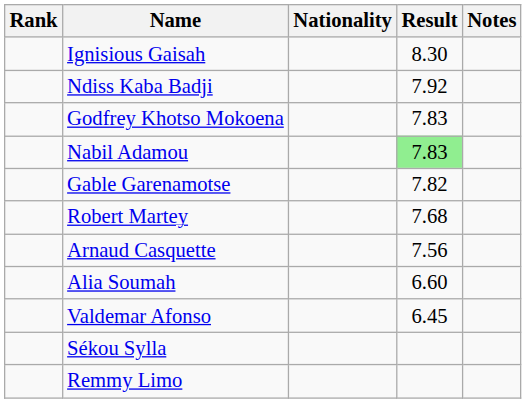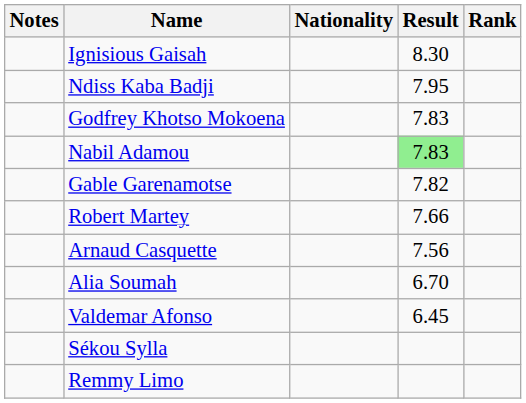columns swapped: (33, 20) <-> (492, 20)
(430, 86) 7.92 -> (431, 86) 7.95
(430, 217) 7.68 -> (431, 217) 7.66
(430, 282) 6.60 -> (431, 282) 6.70
